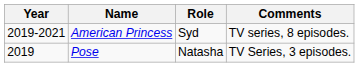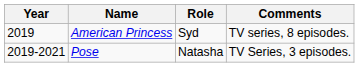(36, 33) 2019-2021 -> (21, 33) 2019
(21, 52) 2019 -> (36, 52) 2019-2021
